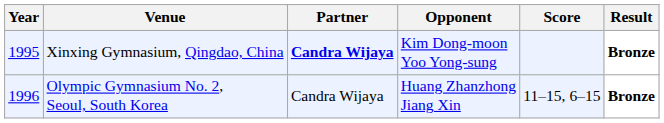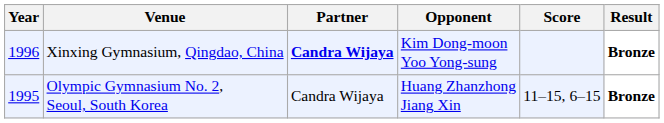(24, 52) 1995 -> (24, 52) 1996
(24, 96) 1996 -> (24, 96) 1995
